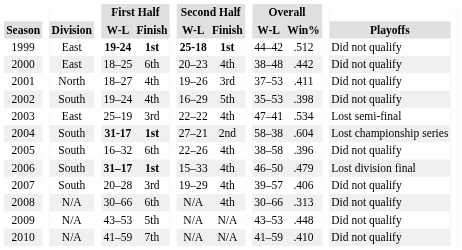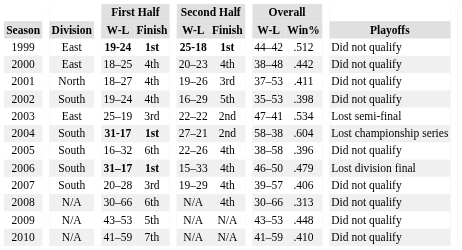(152, 64) 6th -> (152, 64) 4th
(227, 116) 4th -> (227, 116) 2nd
